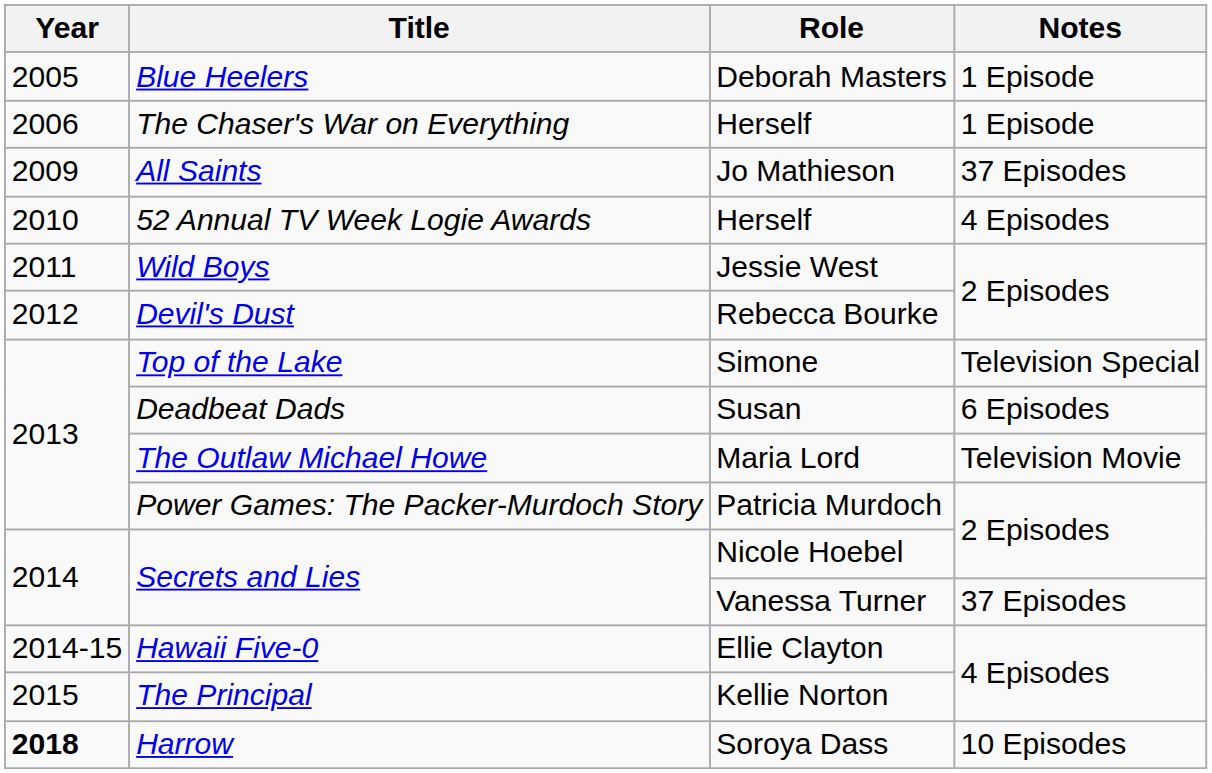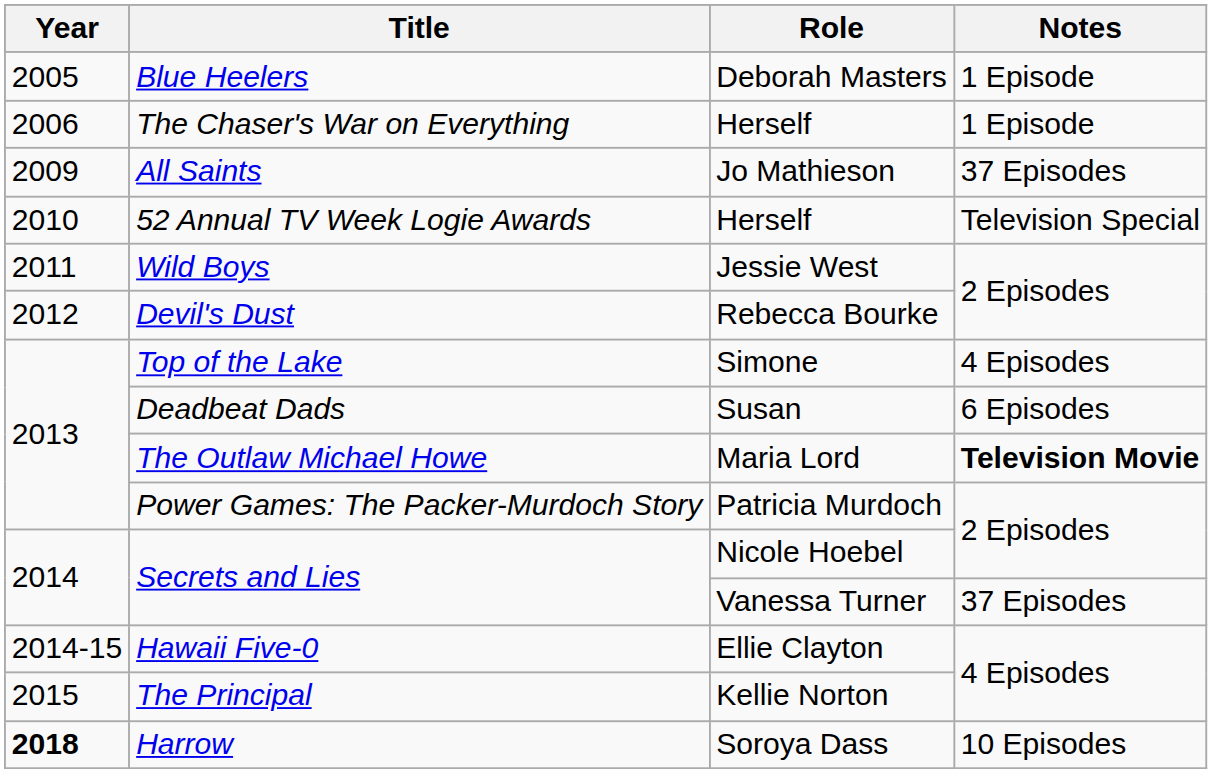(1035, 219) 4 Episodes -> (1080, 219) Television Special
(1080, 362) Television Special -> (1035, 362) 4 Episodes
(1071, 457) normal -> (1080, 457) bold
